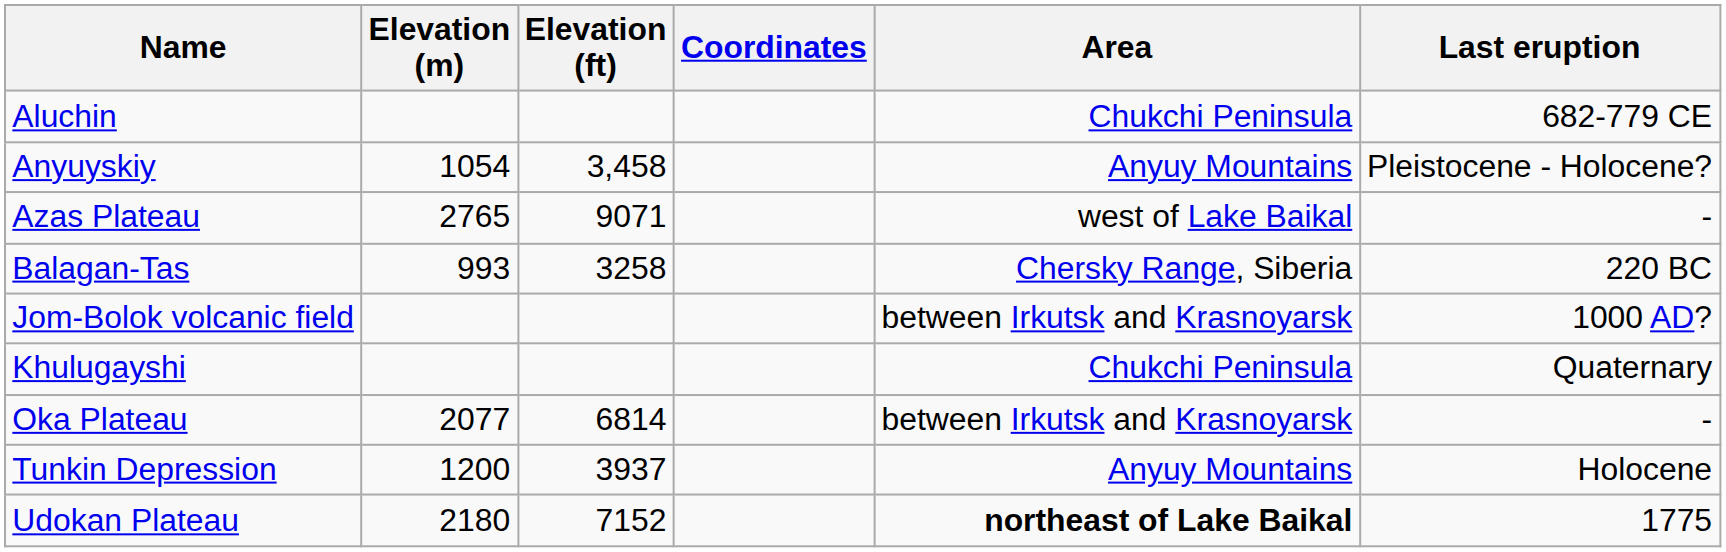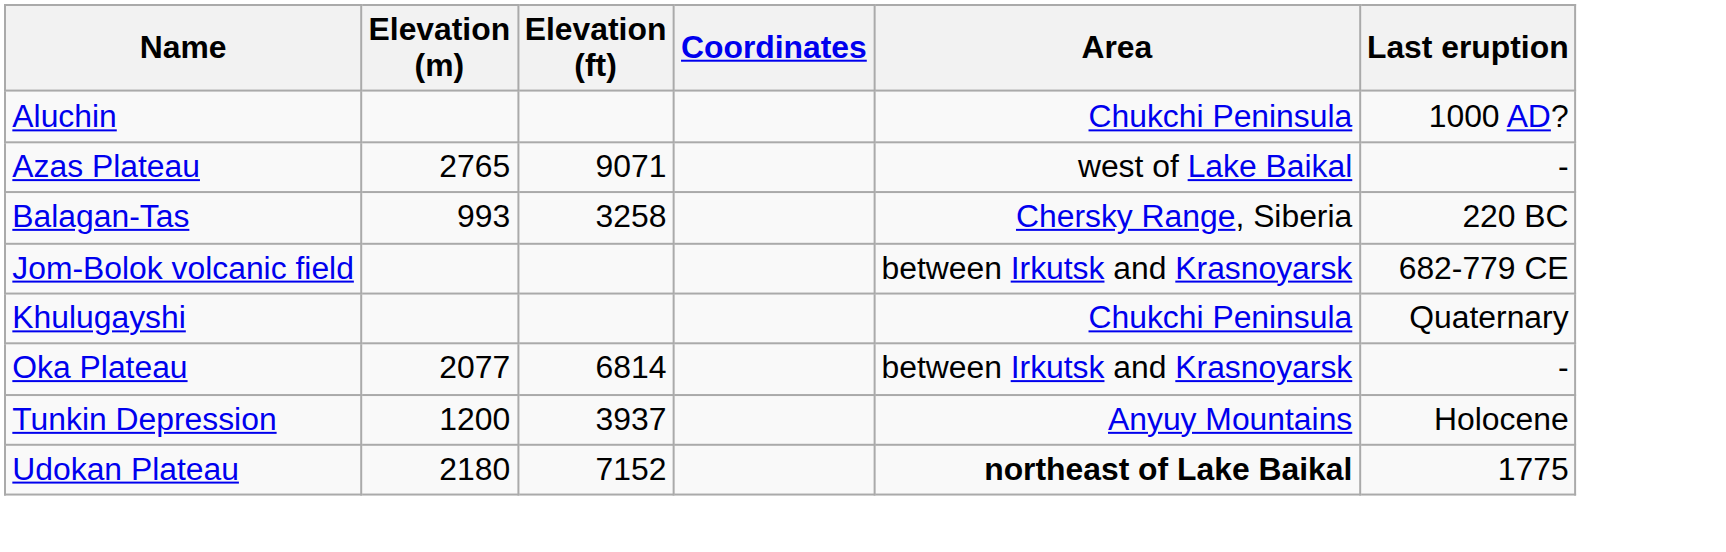(1627, 116) 682-779 CE -> (1499, 116) 1000 AD?
- row: (84, 166)
(1642, 318) 1000 AD? -> (1484, 267) 682-779 CE
